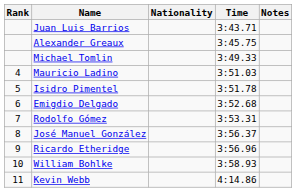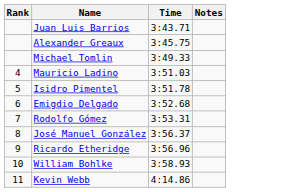- column: (182, 12)
